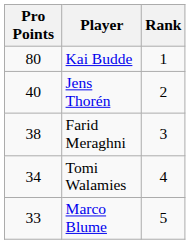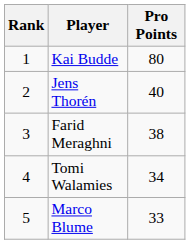columns swapped: (163, 25) <-> (33, 25)
